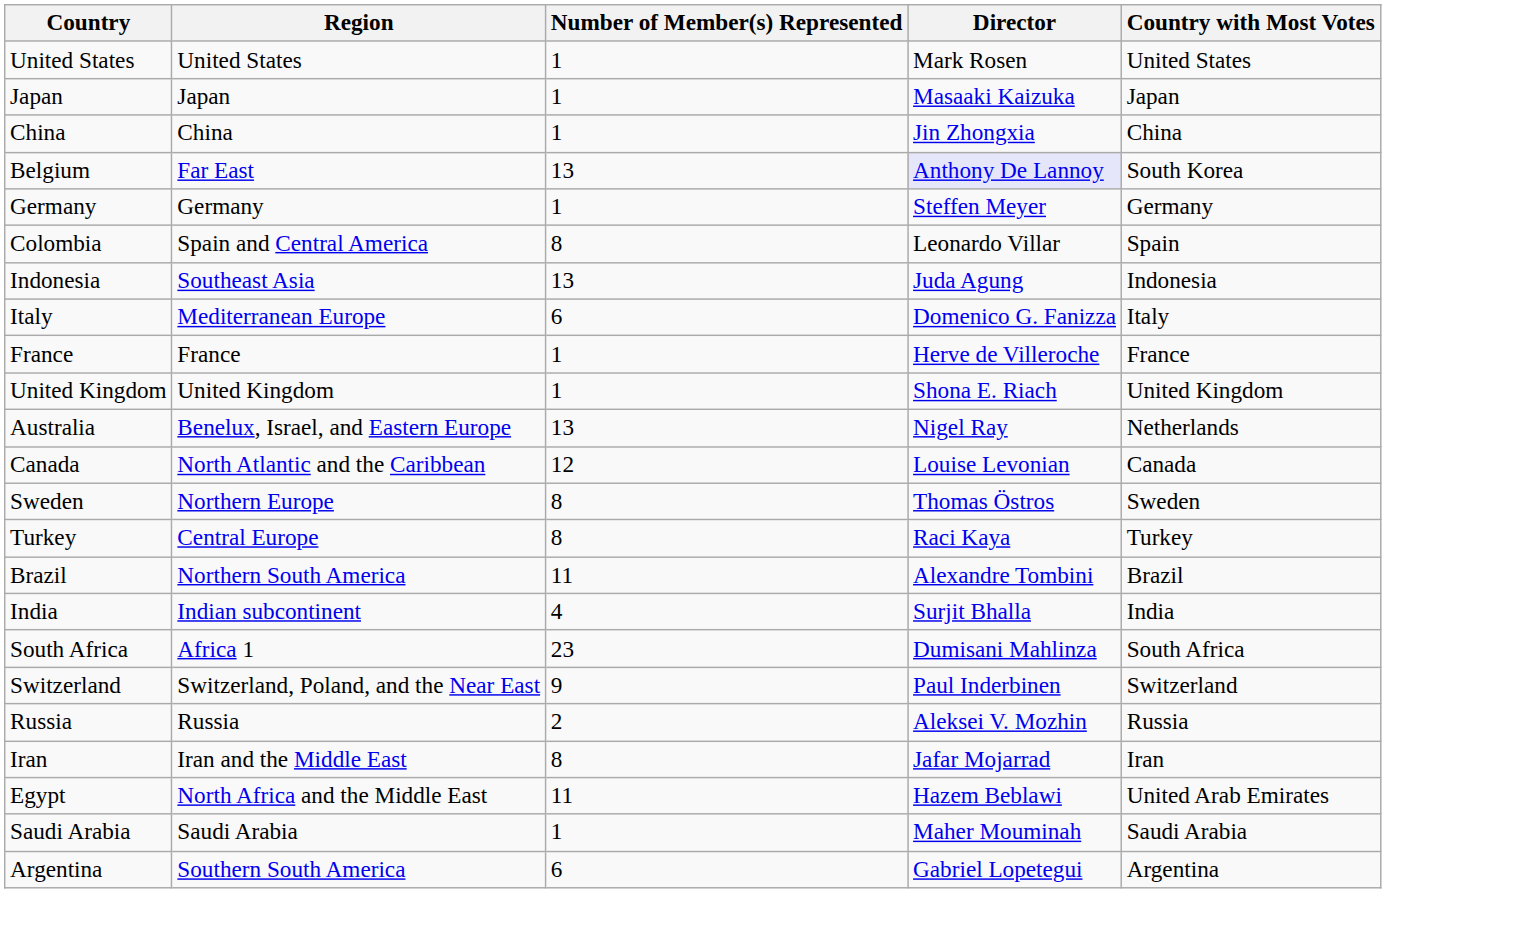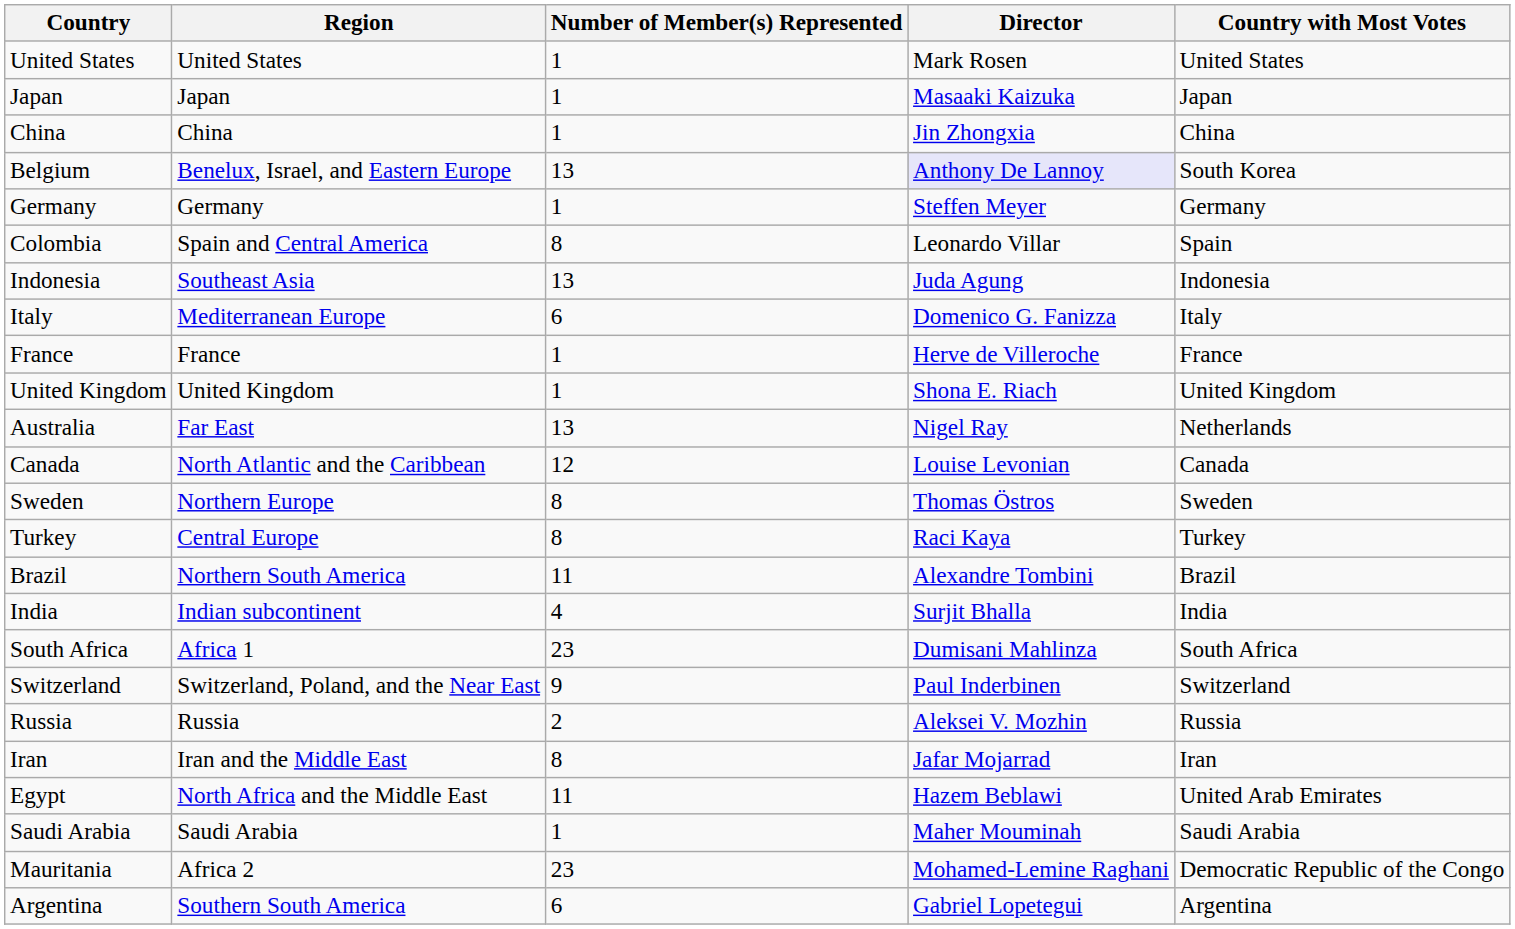(216, 170) Far East -> (344, 170) Benelux, Israel, and Eastern Europe
(344, 427) Benelux, Israel, and Eastern Europe -> (216, 427) Far East
+ row: (61, 869)
